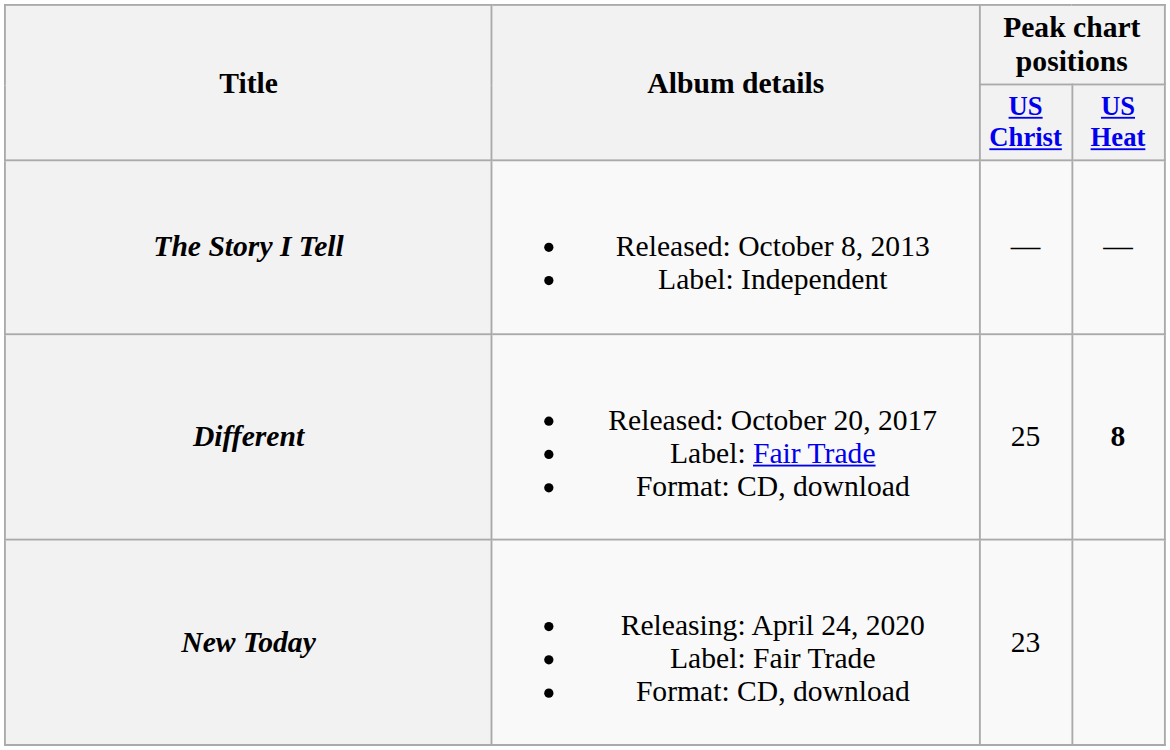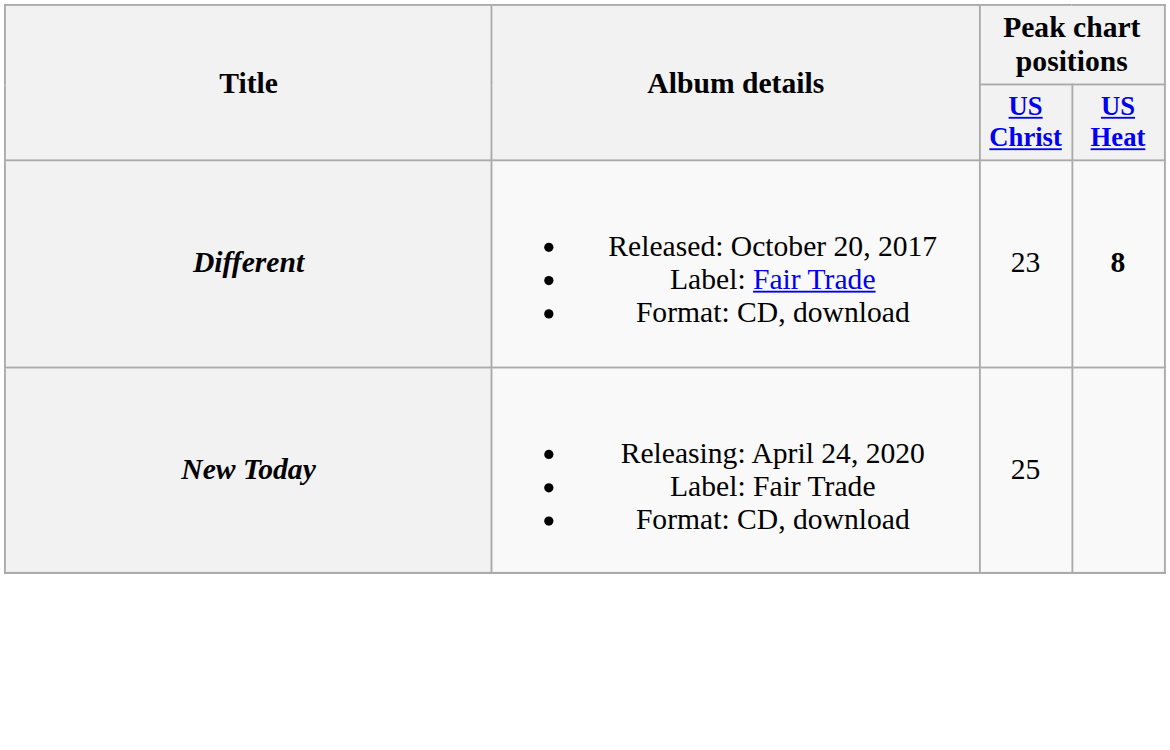- row: (249, 246)
(1026, 435) 25 -> (1026, 263) 23
(1026, 641) 23 -> (1026, 469) 25
